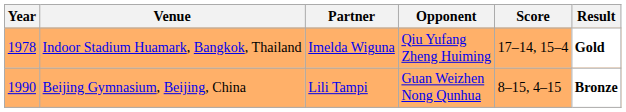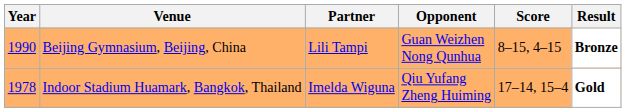rows swapped: (172, 48) <-> (144, 88)
